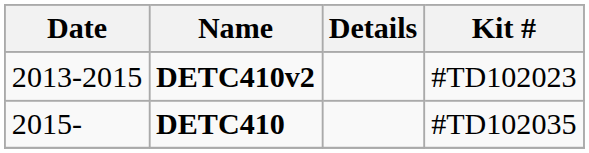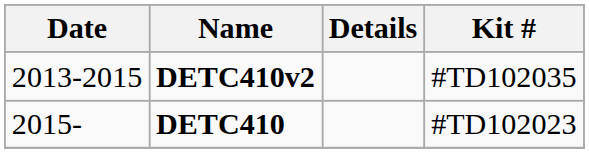(504, 76) #TD102023 -> (504, 76) #TD102035
(504, 123) #TD102035 -> (504, 123) #TD102023
